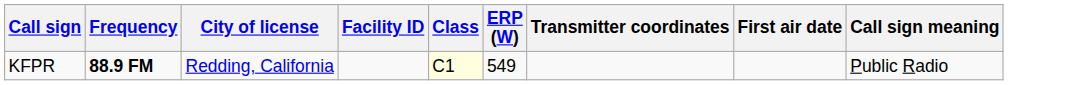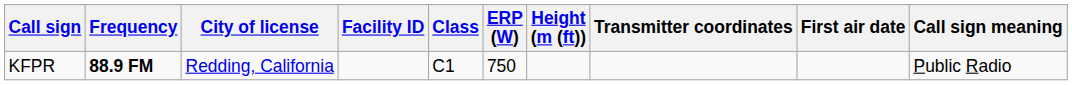+ column: (558, 28)
(443, 65) lightyellow background -> (443, 65) no background
(501, 65) 549 -> (501, 65) 750
